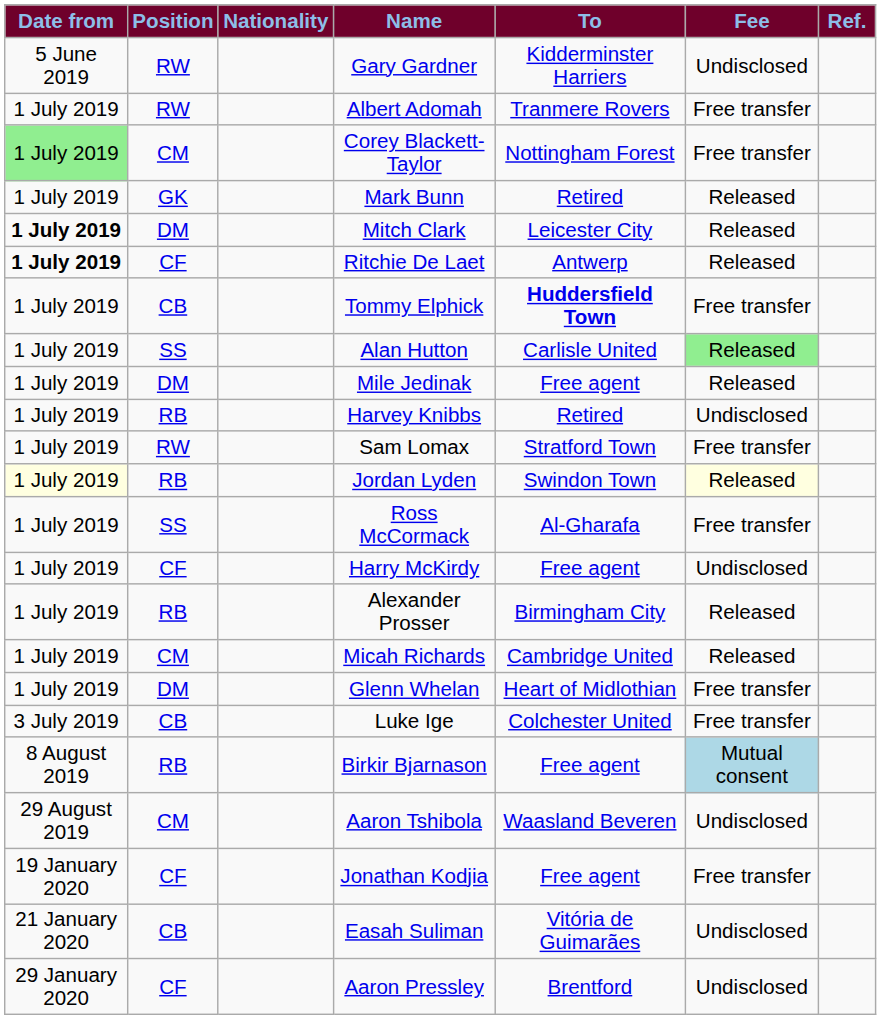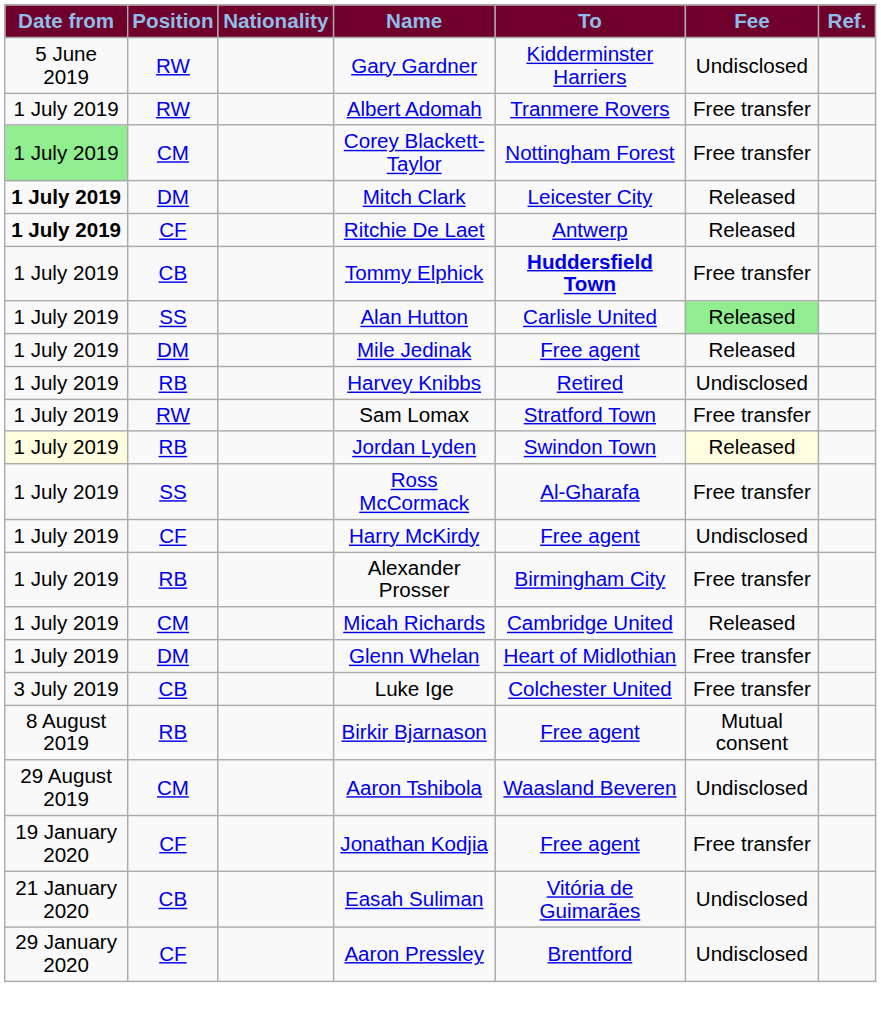- row: (414, 197)
(752, 612) Released -> (752, 580) Free transfer
(752, 765) lightblue background -> (752, 733) no background
